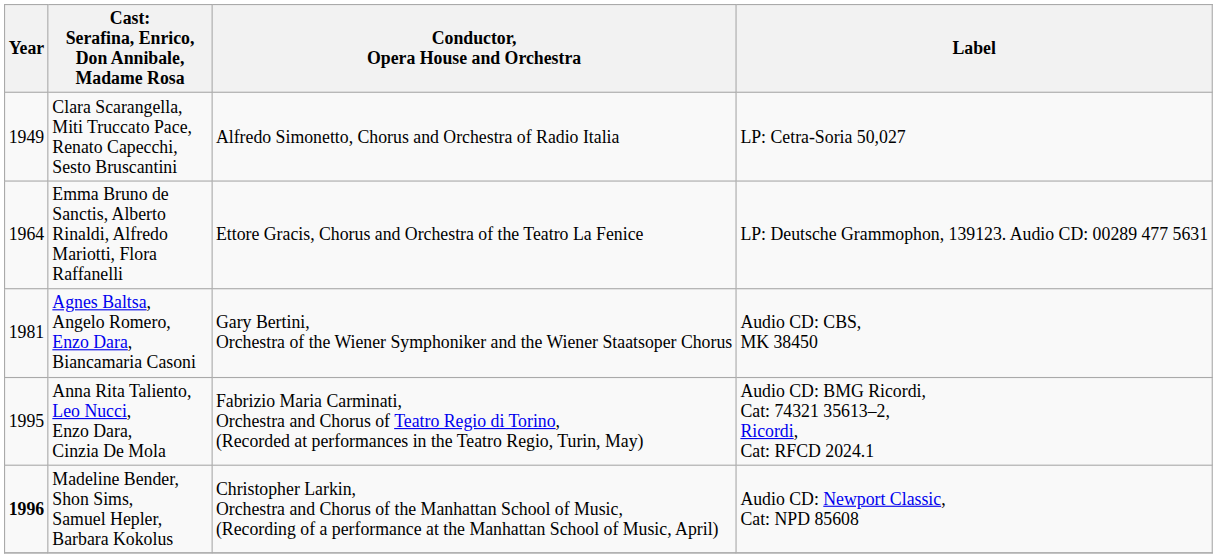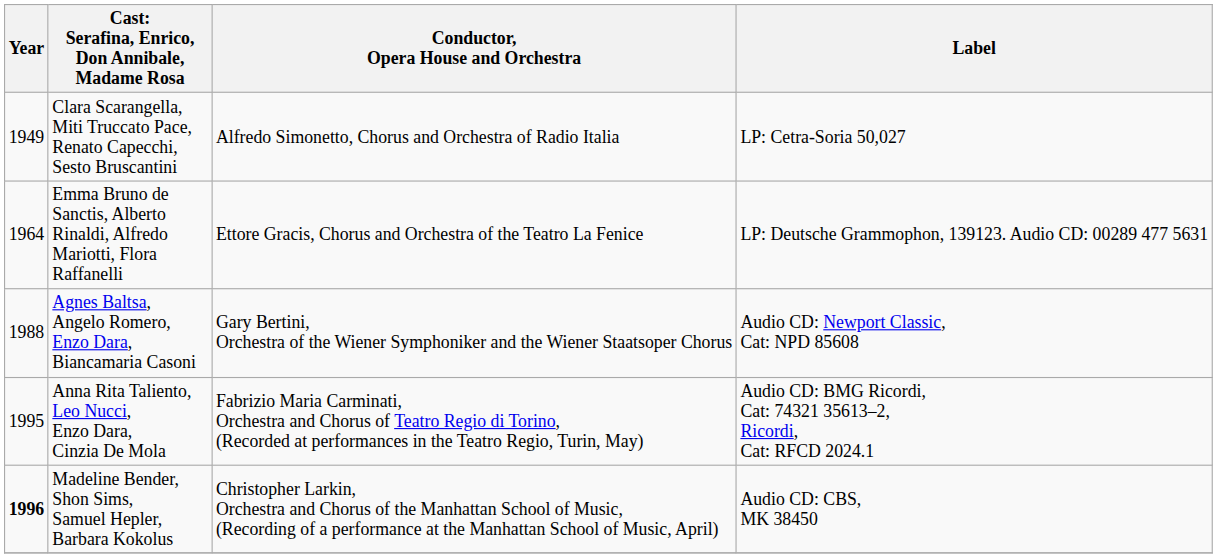(26, 332) 1981 -> (26, 332) 1988
(801, 332) Audio CD: CBS, MK 38450 -> (843, 332) Audio CD: Newport Classic, Cat: NPD 85608
(843, 509) Audio CD: Newport Classic, Cat: NPD 85608 -> (801, 509) Audio CD: CBS, MK 38450
